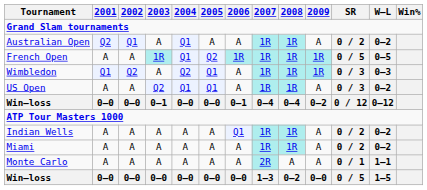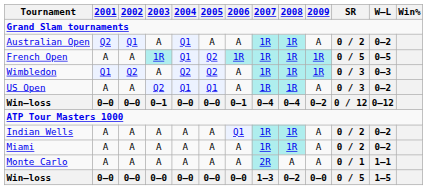(212, 72) Q1 -> (212, 72) Q2
